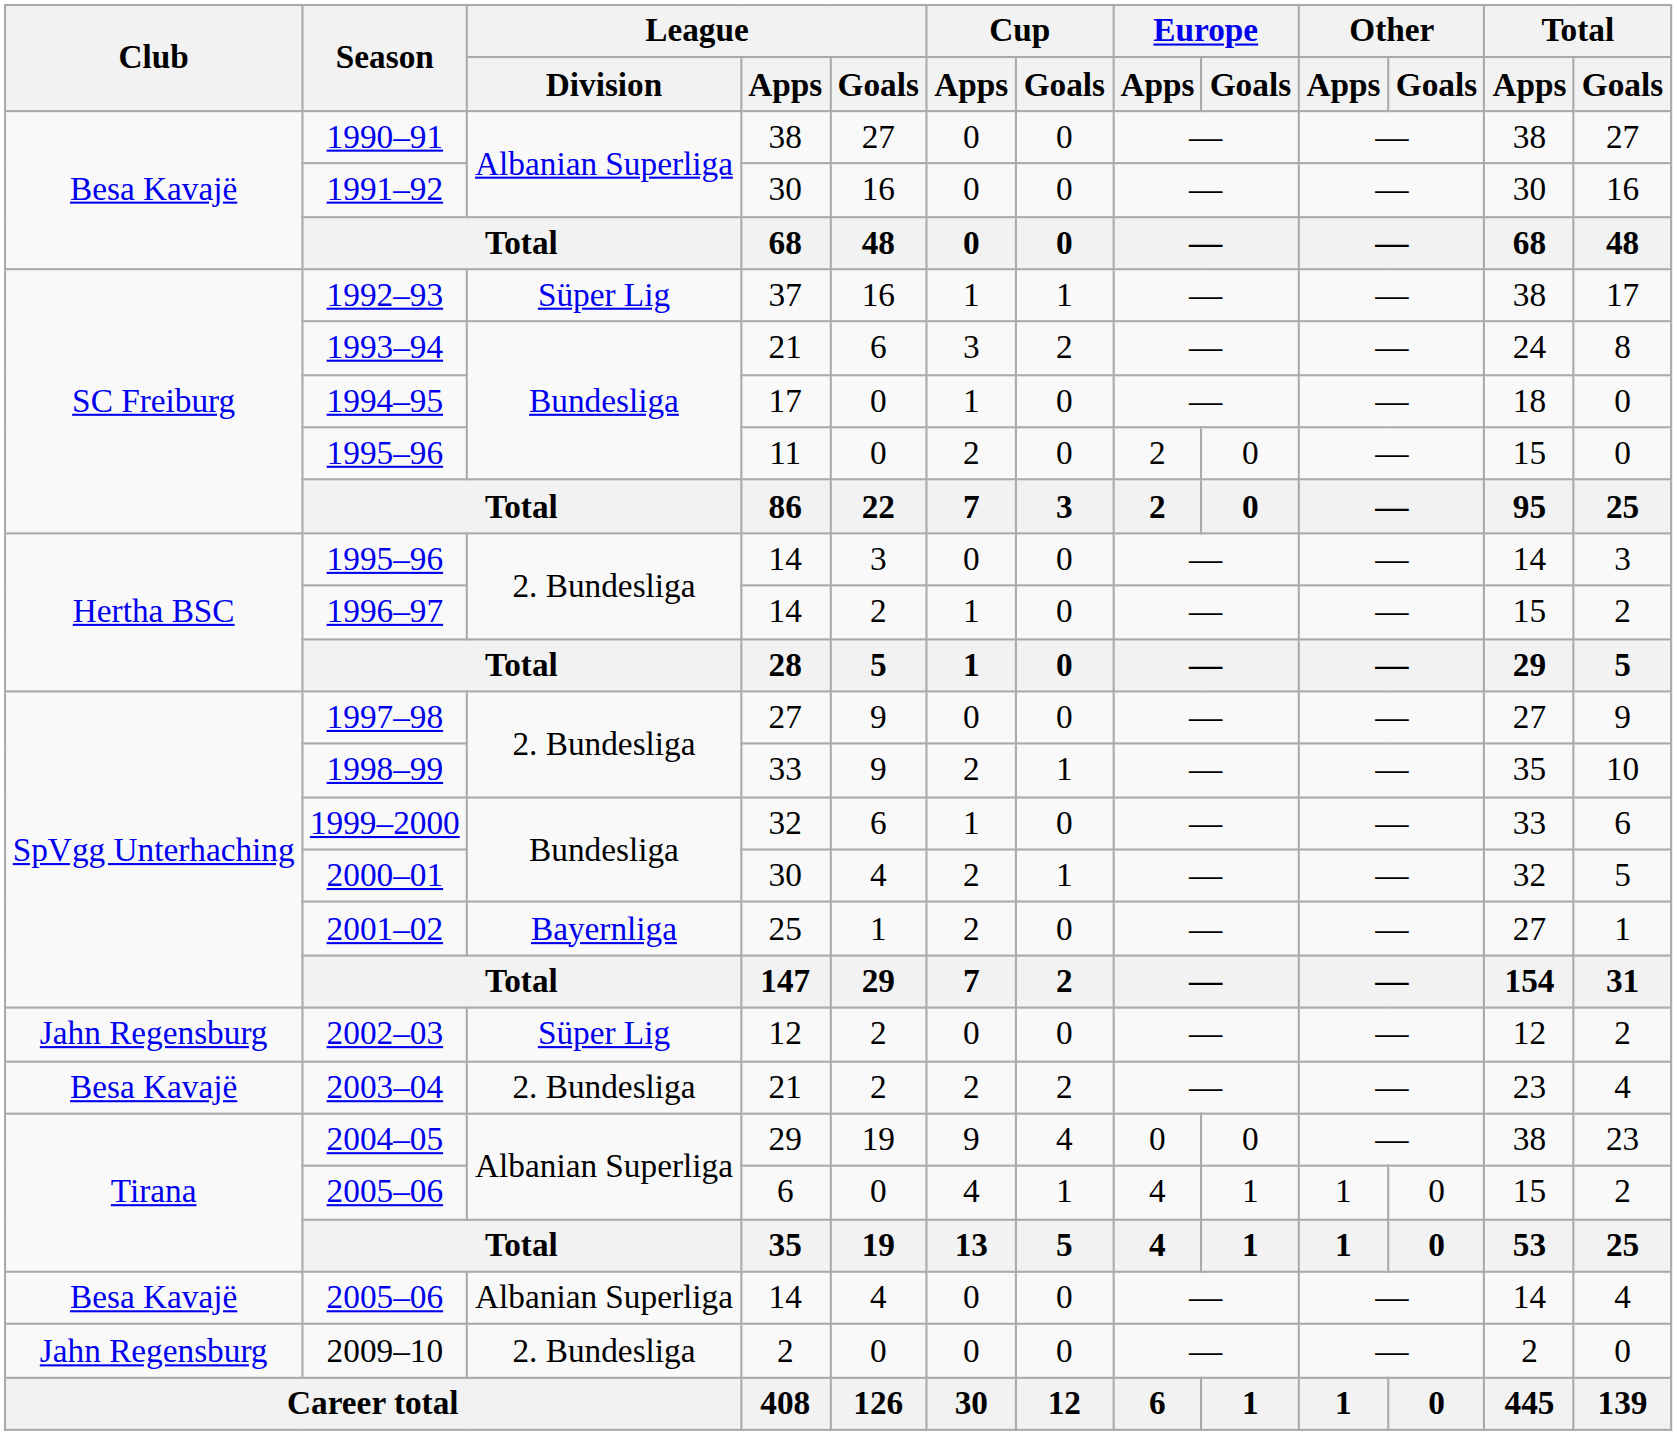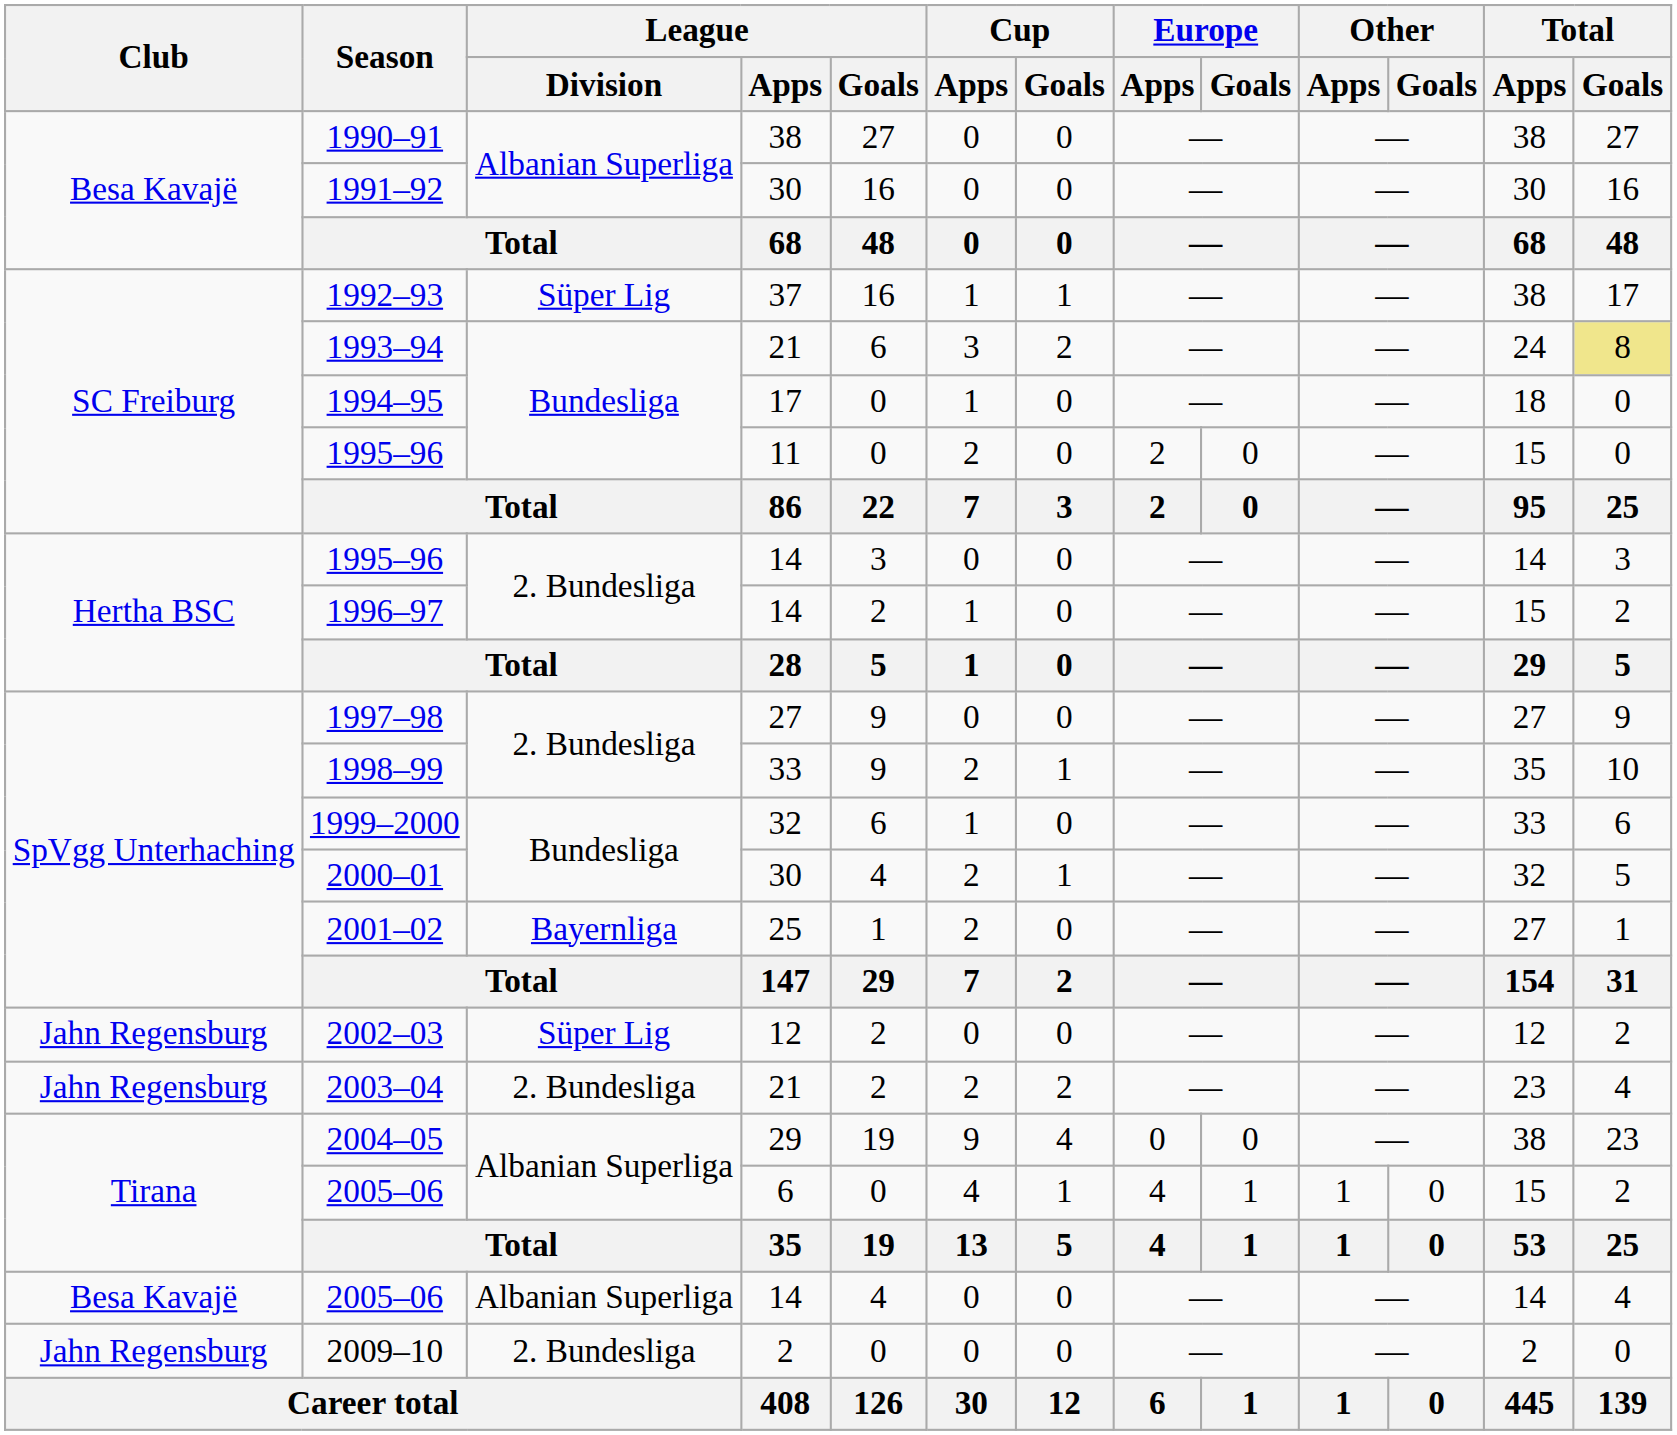(1623, 347) no background -> (1623, 347) khaki background
(154, 1086) Besa Kavajë -> (154, 1086) Jahn Regensburg
